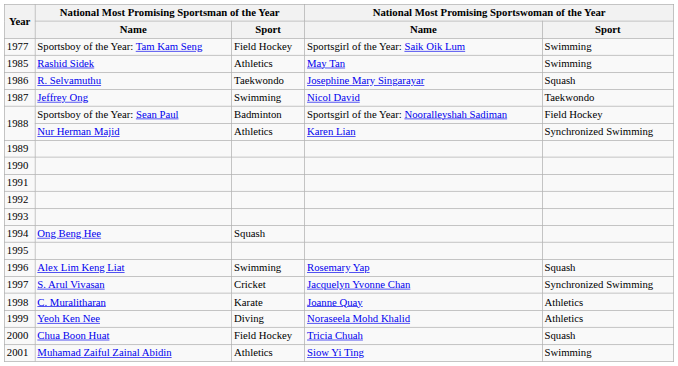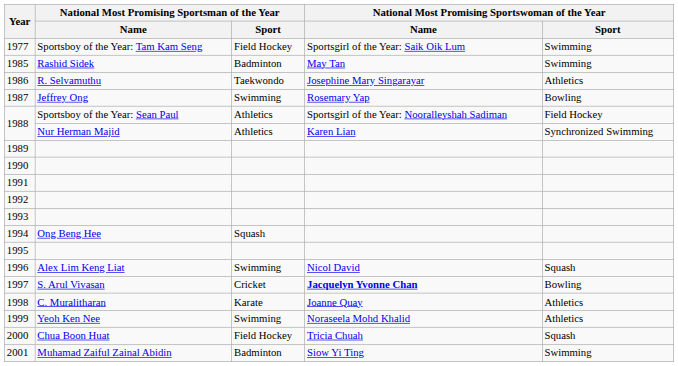(253, 64) Athletics -> (258, 64) Badminton
(560, 81) Squash -> (564, 81) Athletics
(333, 98) Nicol David -> (338, 98) Rosemary Yap
(569, 98) Taekwondo -> (563, 98) Bowling
(258, 115) Badminton -> (253, 115) Athletics
(338, 268) Rosemary Yap -> (333, 268) Nicol David
(359, 285) normal -> (362, 285) bold
(599, 285) Synchronized Swimming -> (563, 285) Bowling
(249, 319) Diving -> (258, 319) Swimming
(253, 353) Athletics -> (258, 353) Badminton
